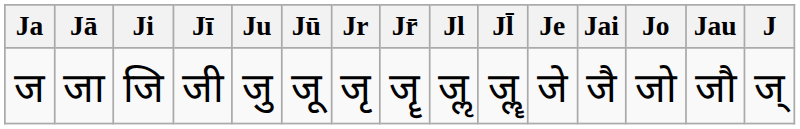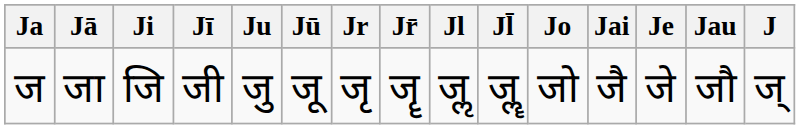columns swapped: (552, 26) <-> (656, 26)
